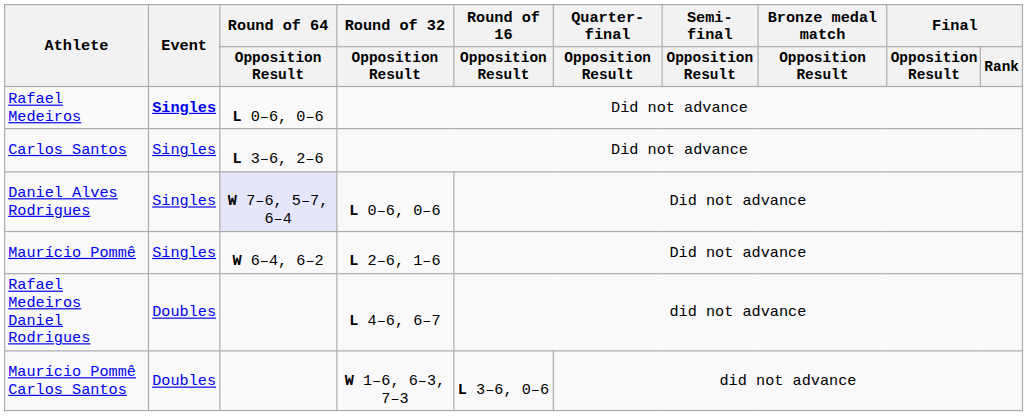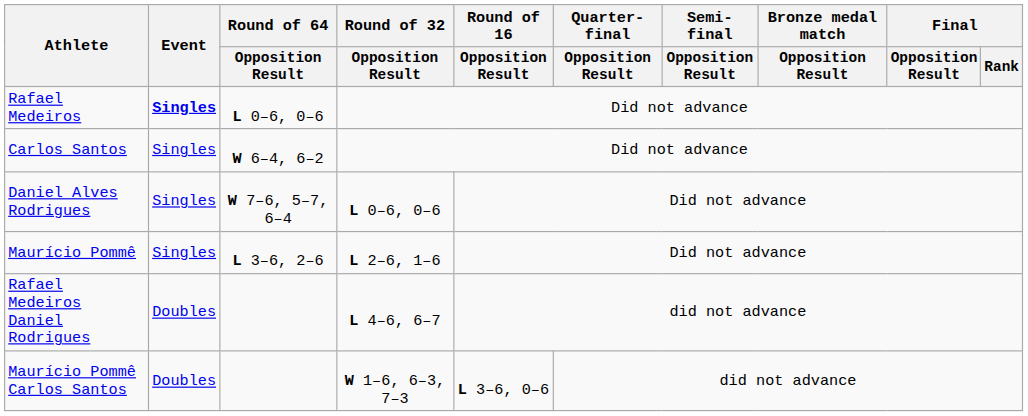(278, 159) L 3–6, 2–6 -> (278, 159) W 6–4, 6–2
(278, 210) lavender background -> (278, 210) no background
(278, 261) W 6–4, 6–2 -> (278, 261) L 3–6, 2–6
